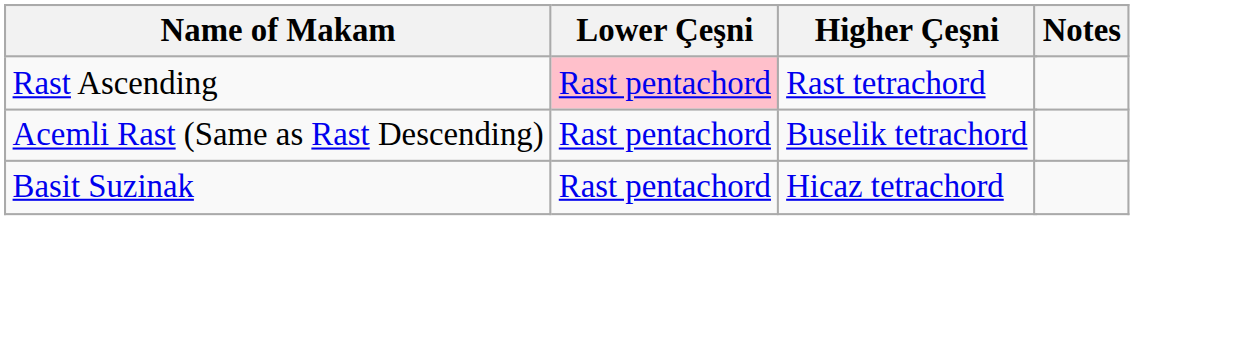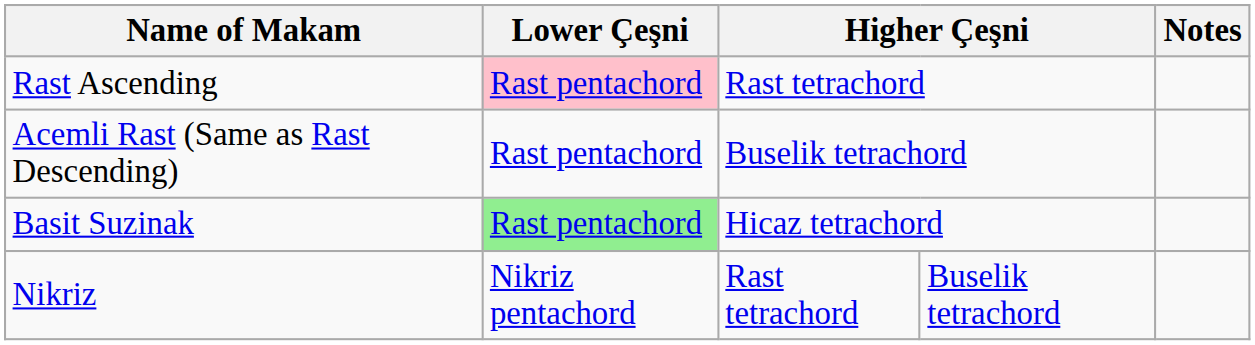(665, 186) no background -> (596, 223) lightgreen background
+ row: (54, 293)
